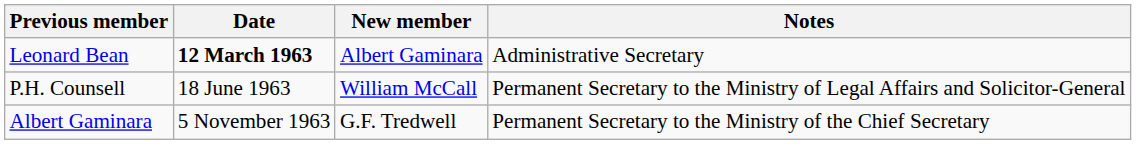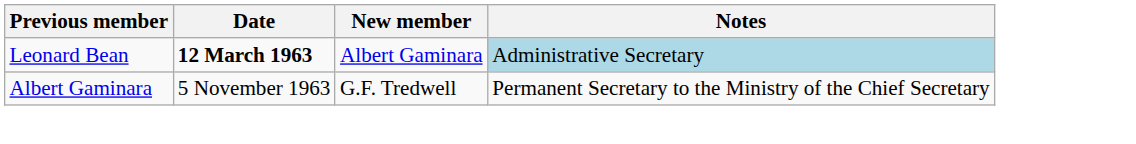(598, 54) no background -> (598, 54) lightblue background
- row: (67, 88)
